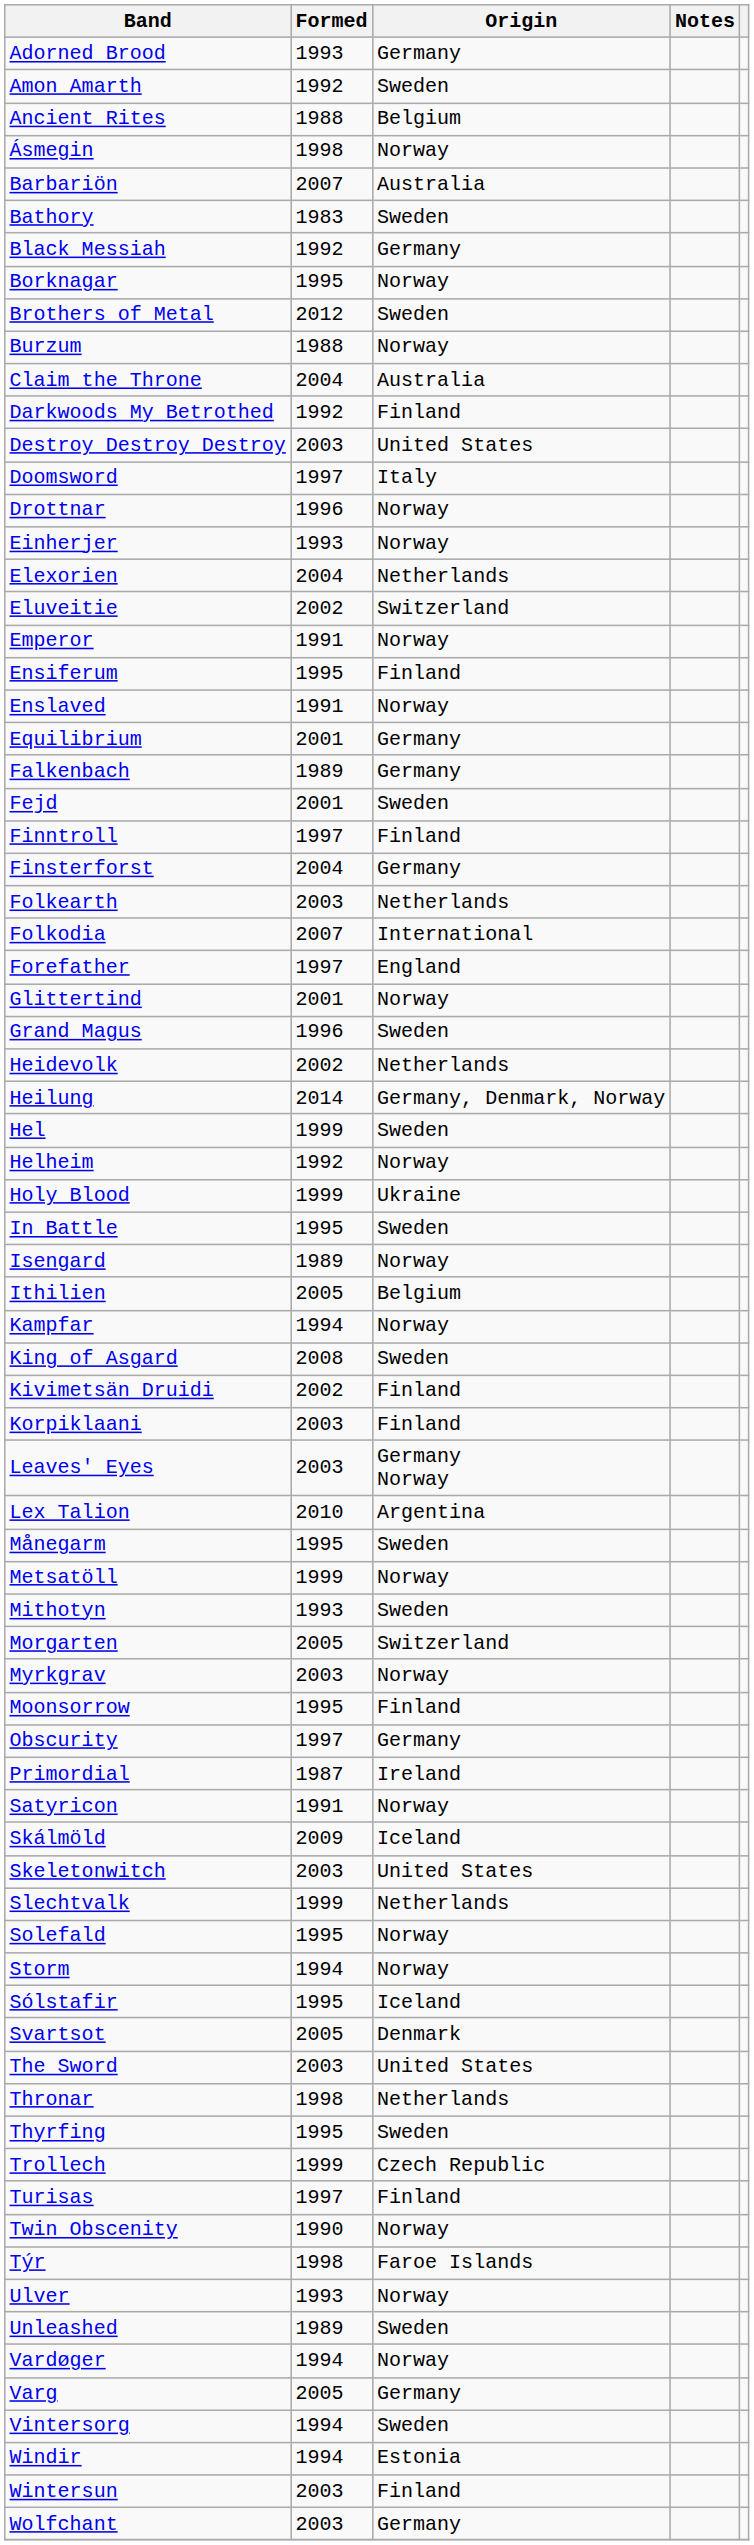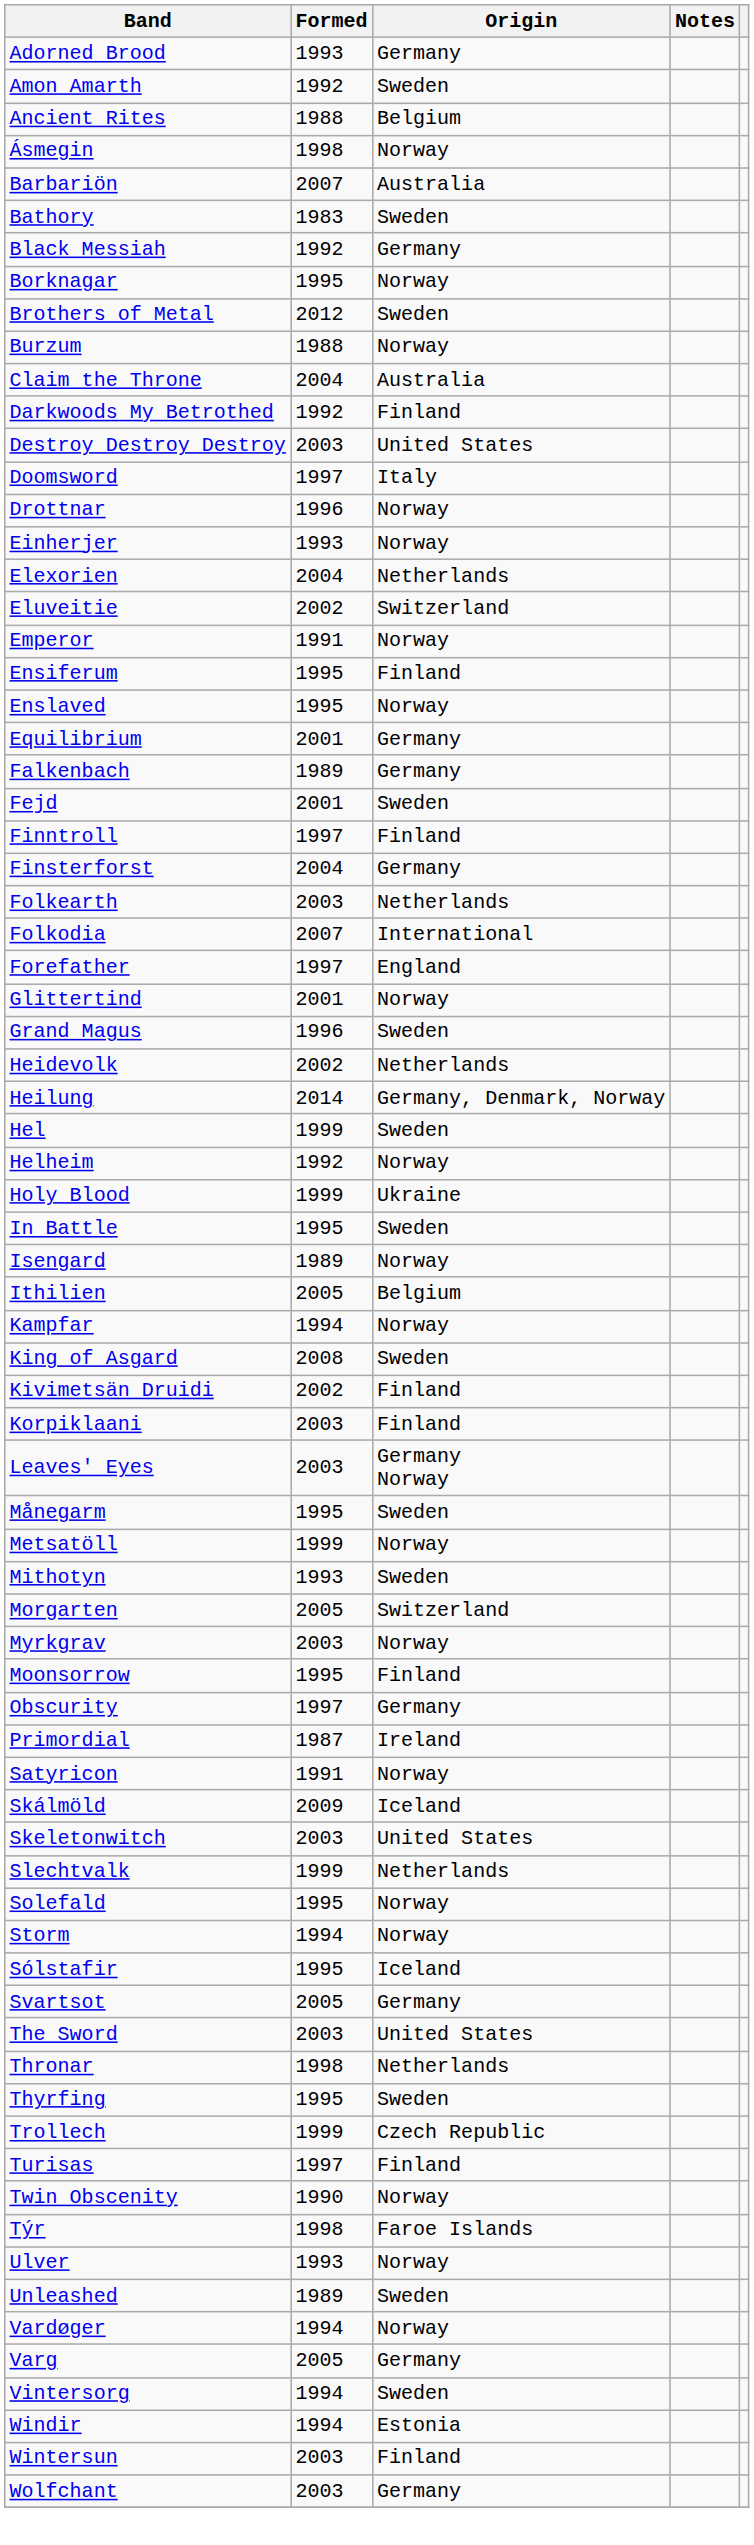(319, 706) 1991 -> (319, 706) 1995
- row: (70, 1512)
(419, 2035) Denmark -> (419, 2002) Germany
